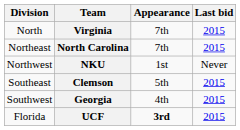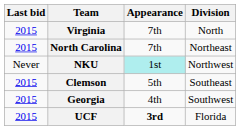columns swapped: (30, 13) <-> (214, 13)
(162, 64) no background -> (155, 64) paleturquoise background
